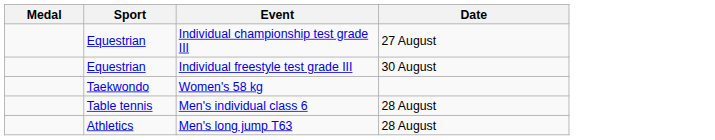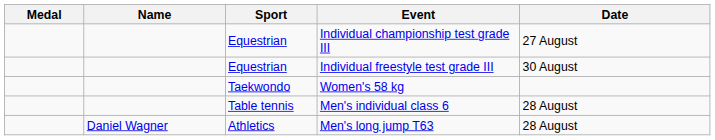+ column: (155, 14)
